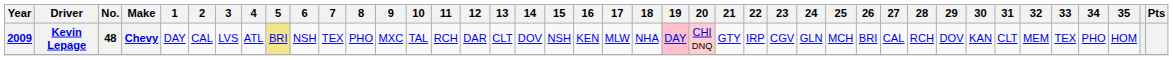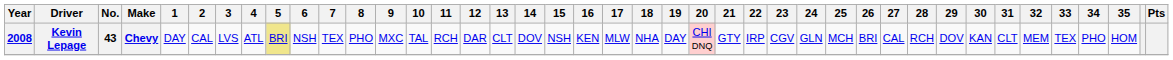(20, 39) 2009 -> (20, 39) 2008
(110, 39) 48 -> (110, 39) 43
(675, 39) pink background -> (675, 39) no background
